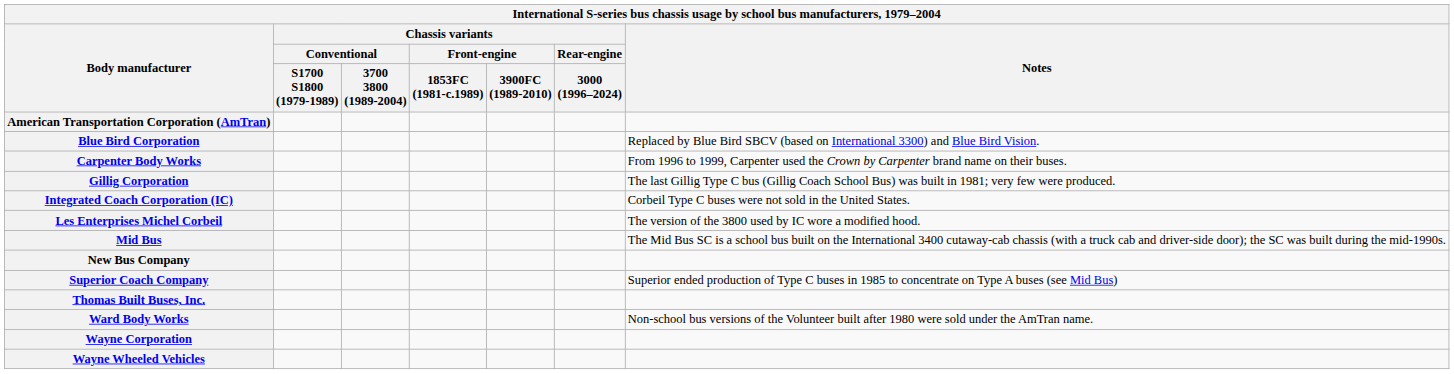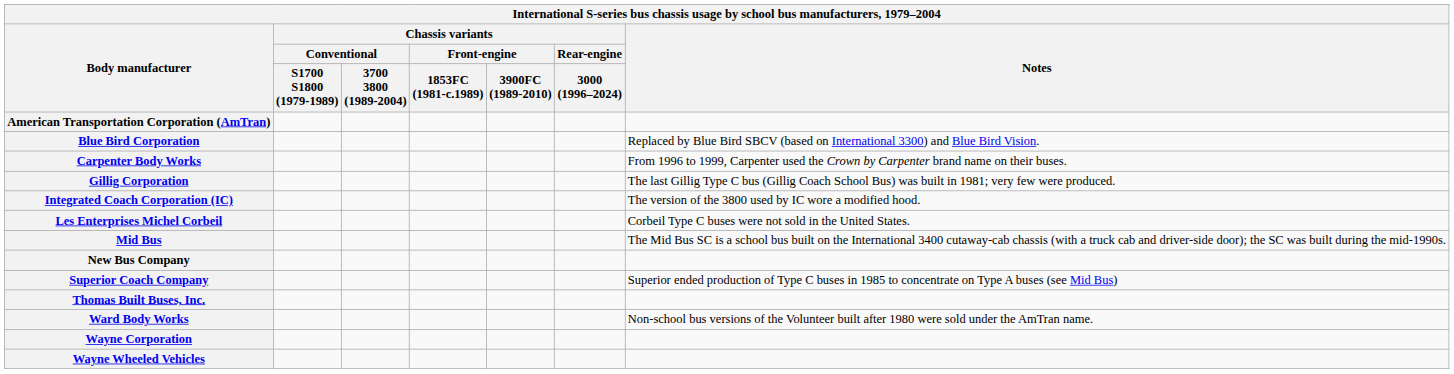(769, 200) Corbeil Type C buses were not sold in the United States. -> (774, 200) The version of the 3800 used by IC wore a modified hood.
(774, 220) The version of the 3800 used by IC wore a modified hood. -> (769, 220) Corbeil Type C buses were not sold in the United States.
